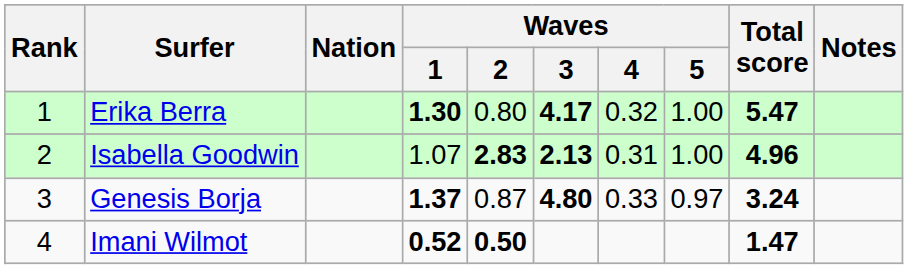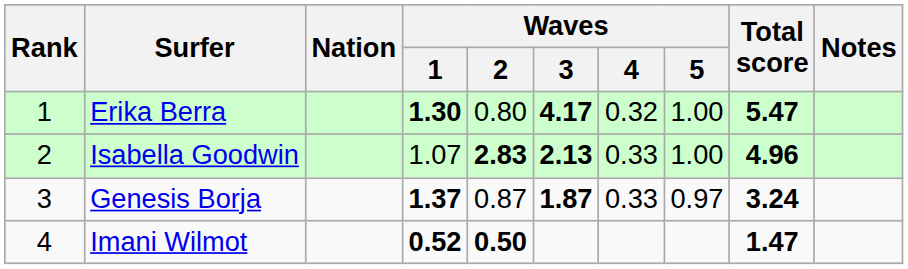(631, 155) 0.31 -> (631, 155) 0.33
(566, 198) 4.80 -> (566, 198) 1.87
